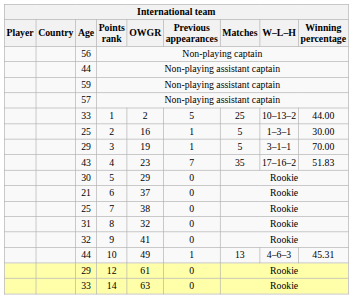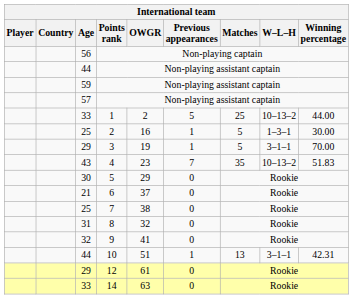(279, 162) 17–16–2 -> (279, 162) 10–13–2
(145, 255) 49 -> (145, 255) 51
(279, 255) 4–6–3 -> (279, 255) 3–1–1
(323, 255) 45.31 -> (323, 255) 42.31
